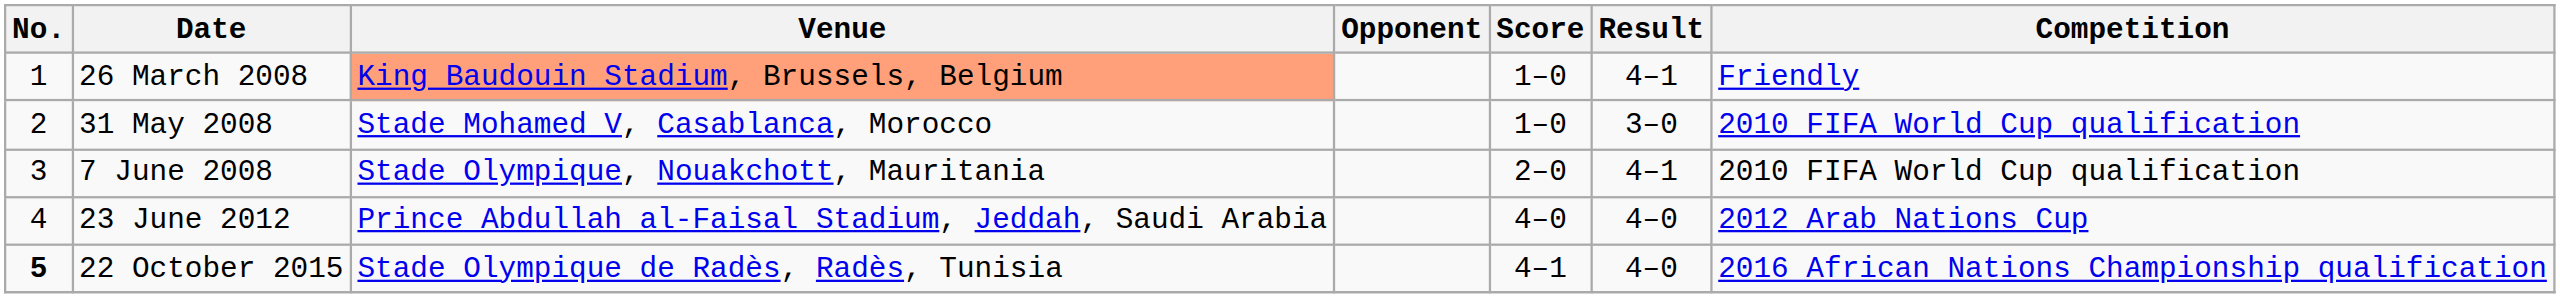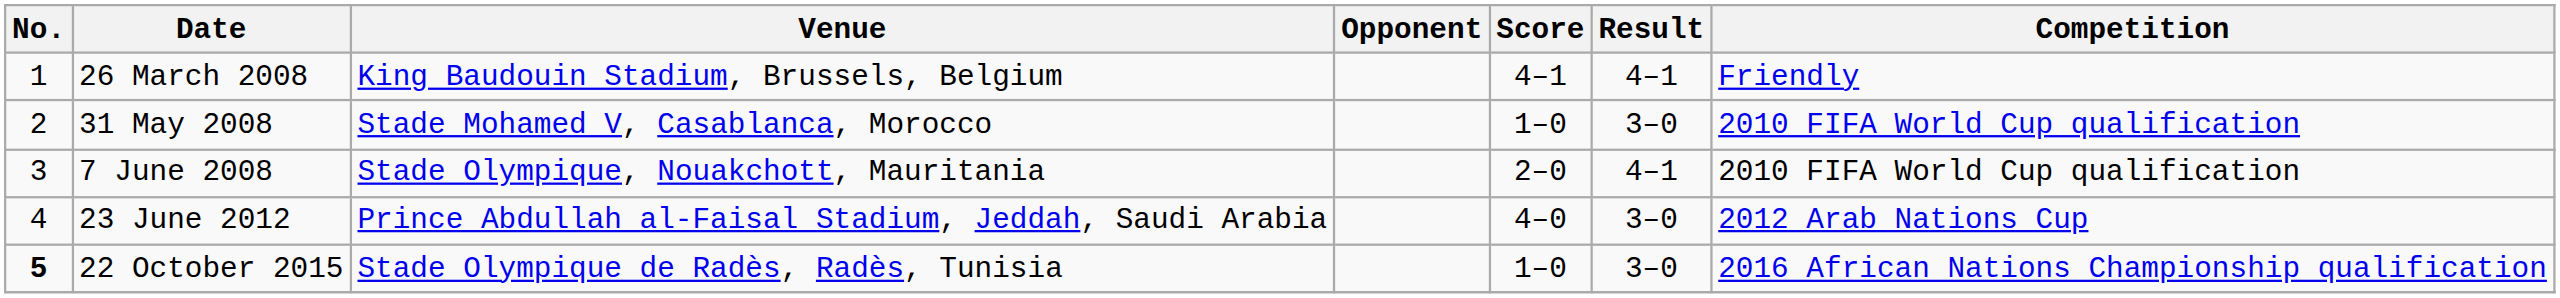(710, 77) lightsalmon background -> (710, 77) no background
(1540, 77) 1–0 -> (1540, 77) 4–1
(1651, 221) 4–0 -> (1651, 221) 3–0
(1540, 268) 4–1 -> (1540, 268) 1–0
(1651, 268) 4–0 -> (1651, 268) 3–0
